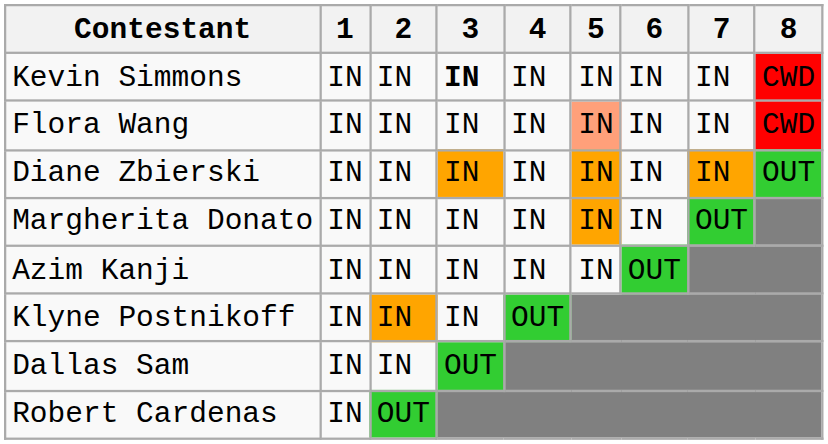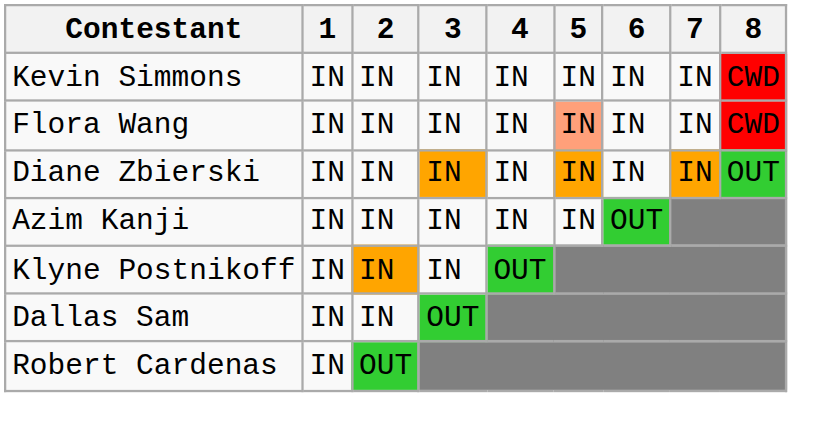(462, 77) bold -> (444, 77) normal
- row: (163, 222)
